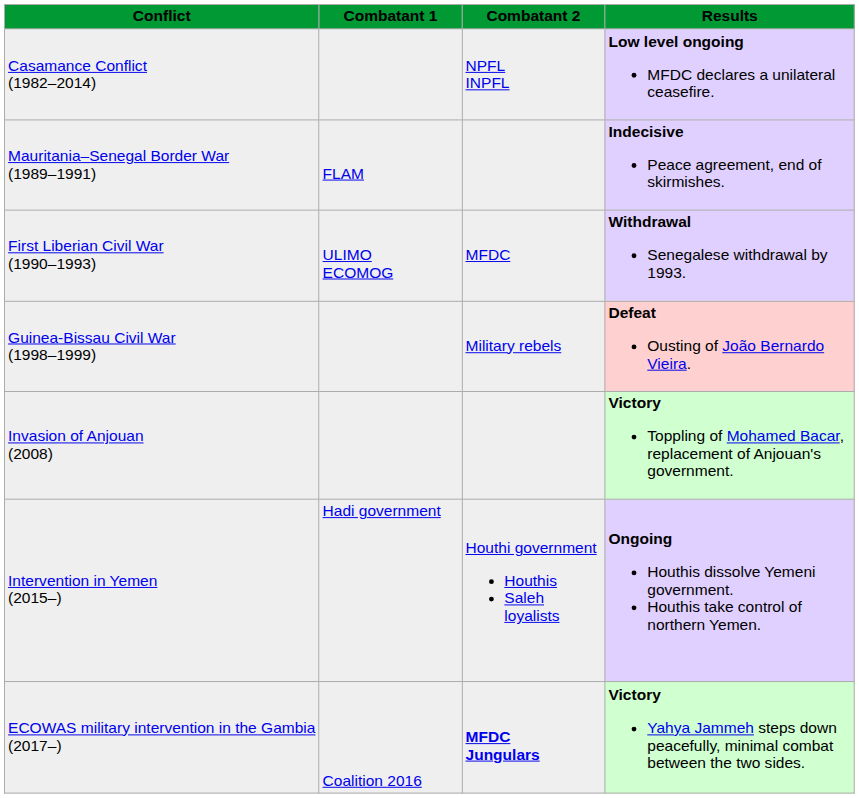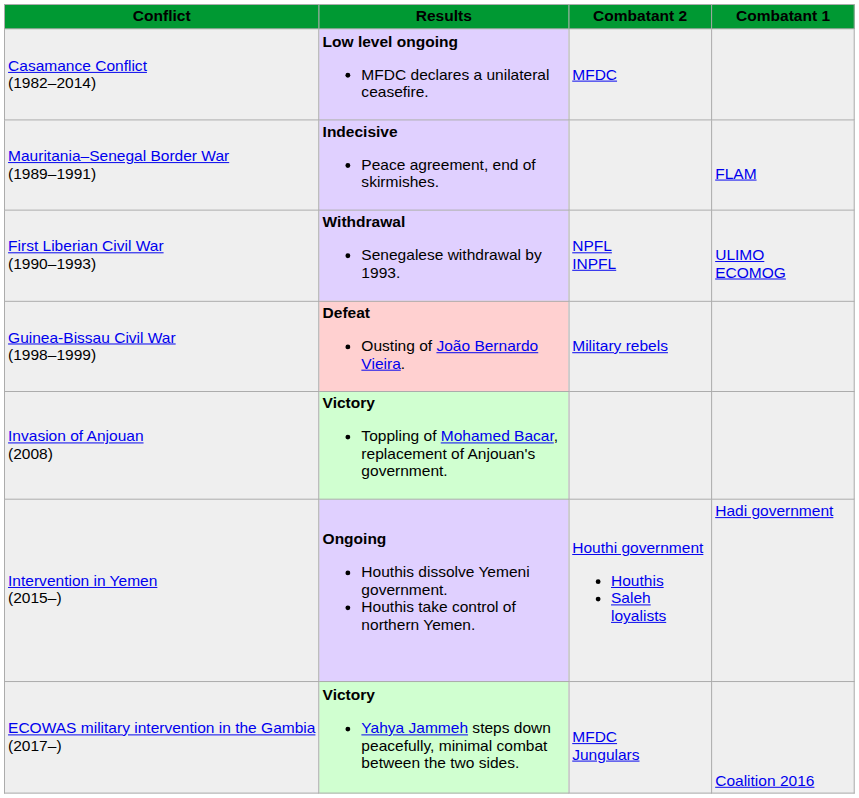columns swapped: (390, 16) <-> (730, 16)
(488, 74) NPFL INPFL -> (595, 74) MFDC
(488, 255) MFDC -> (594, 255) NPFL INPFL
(503, 745) bold -> (606, 745) normal
